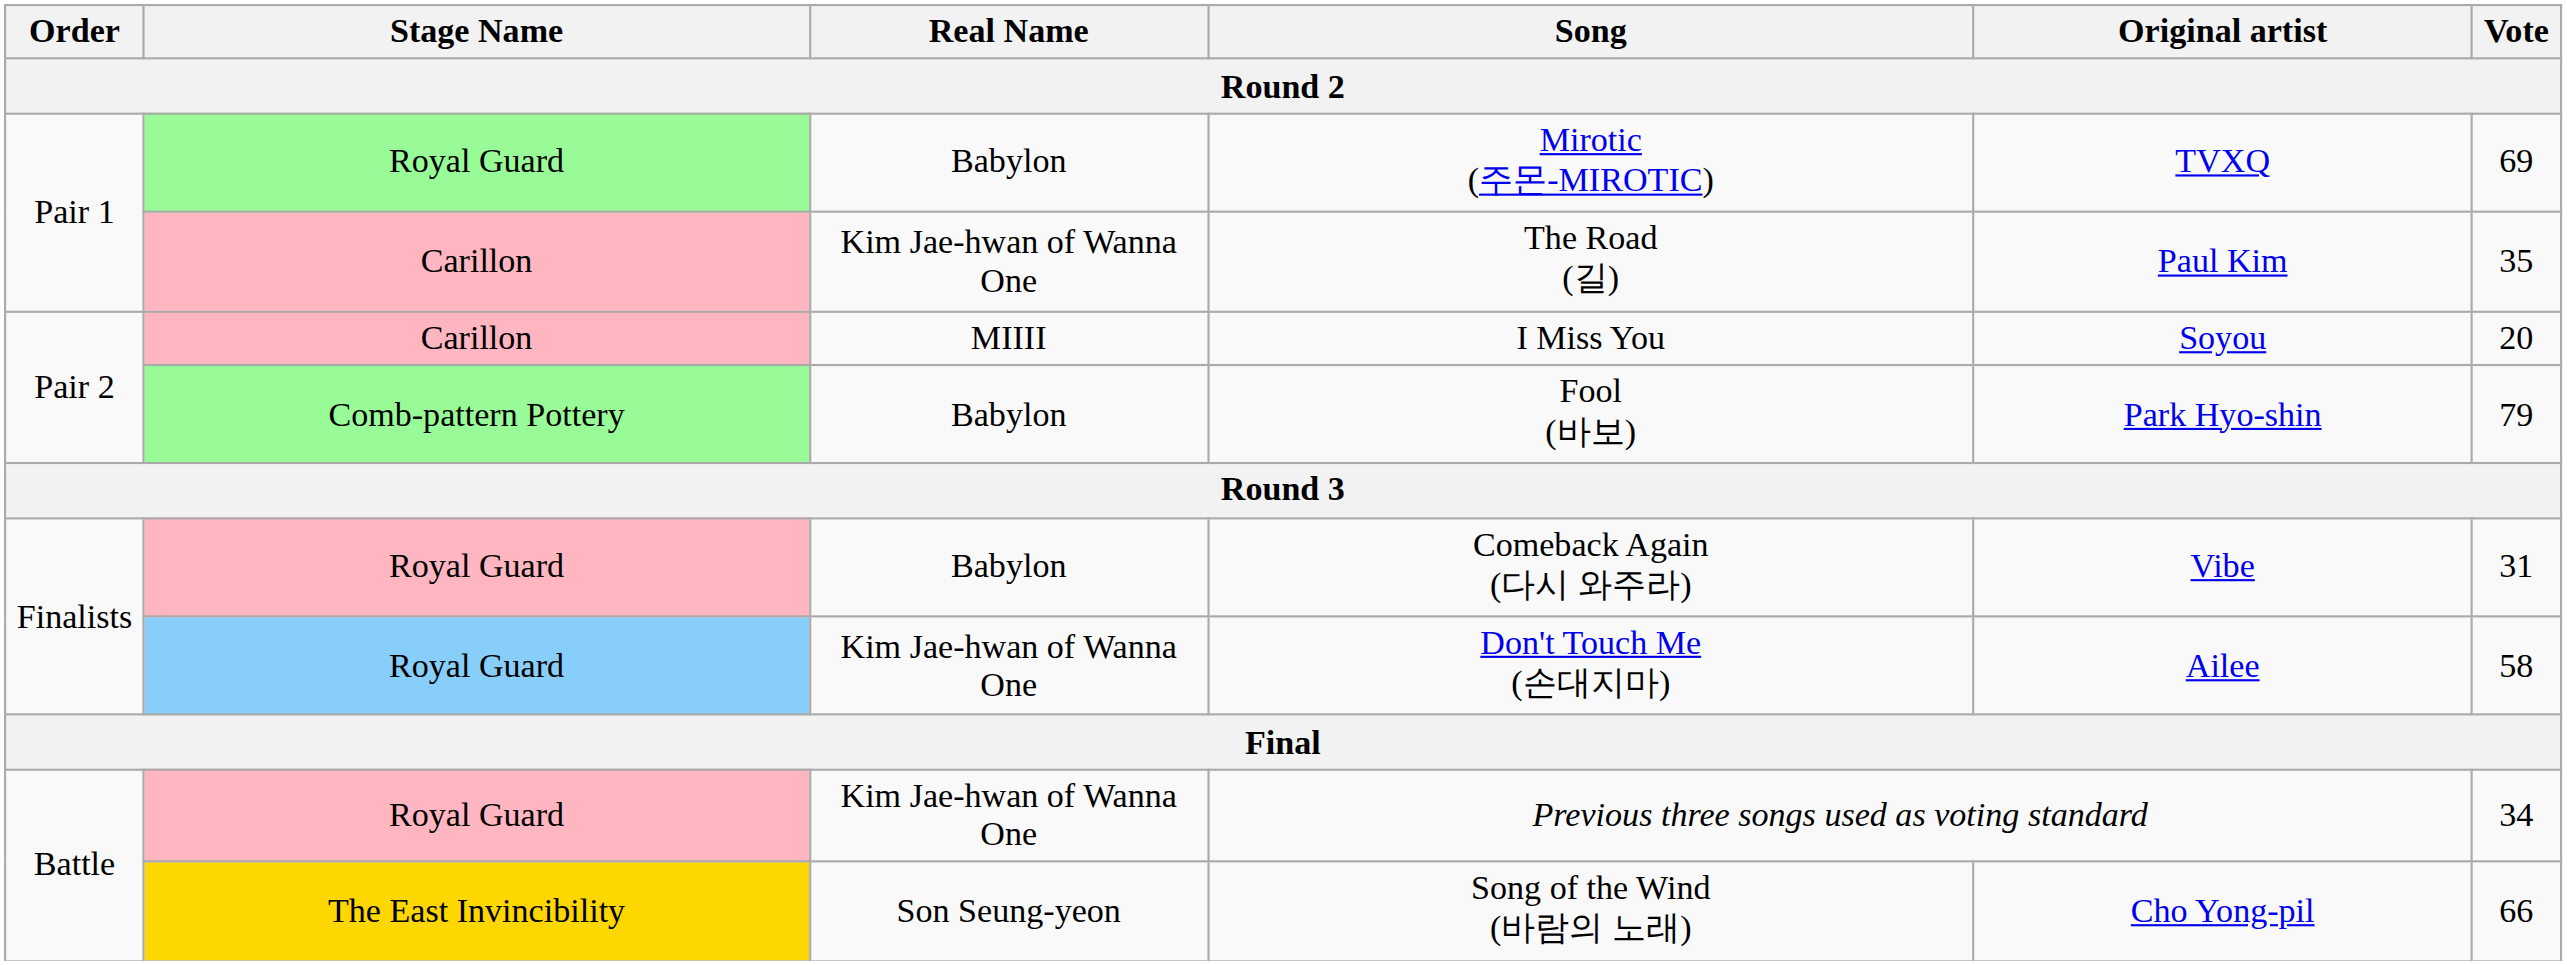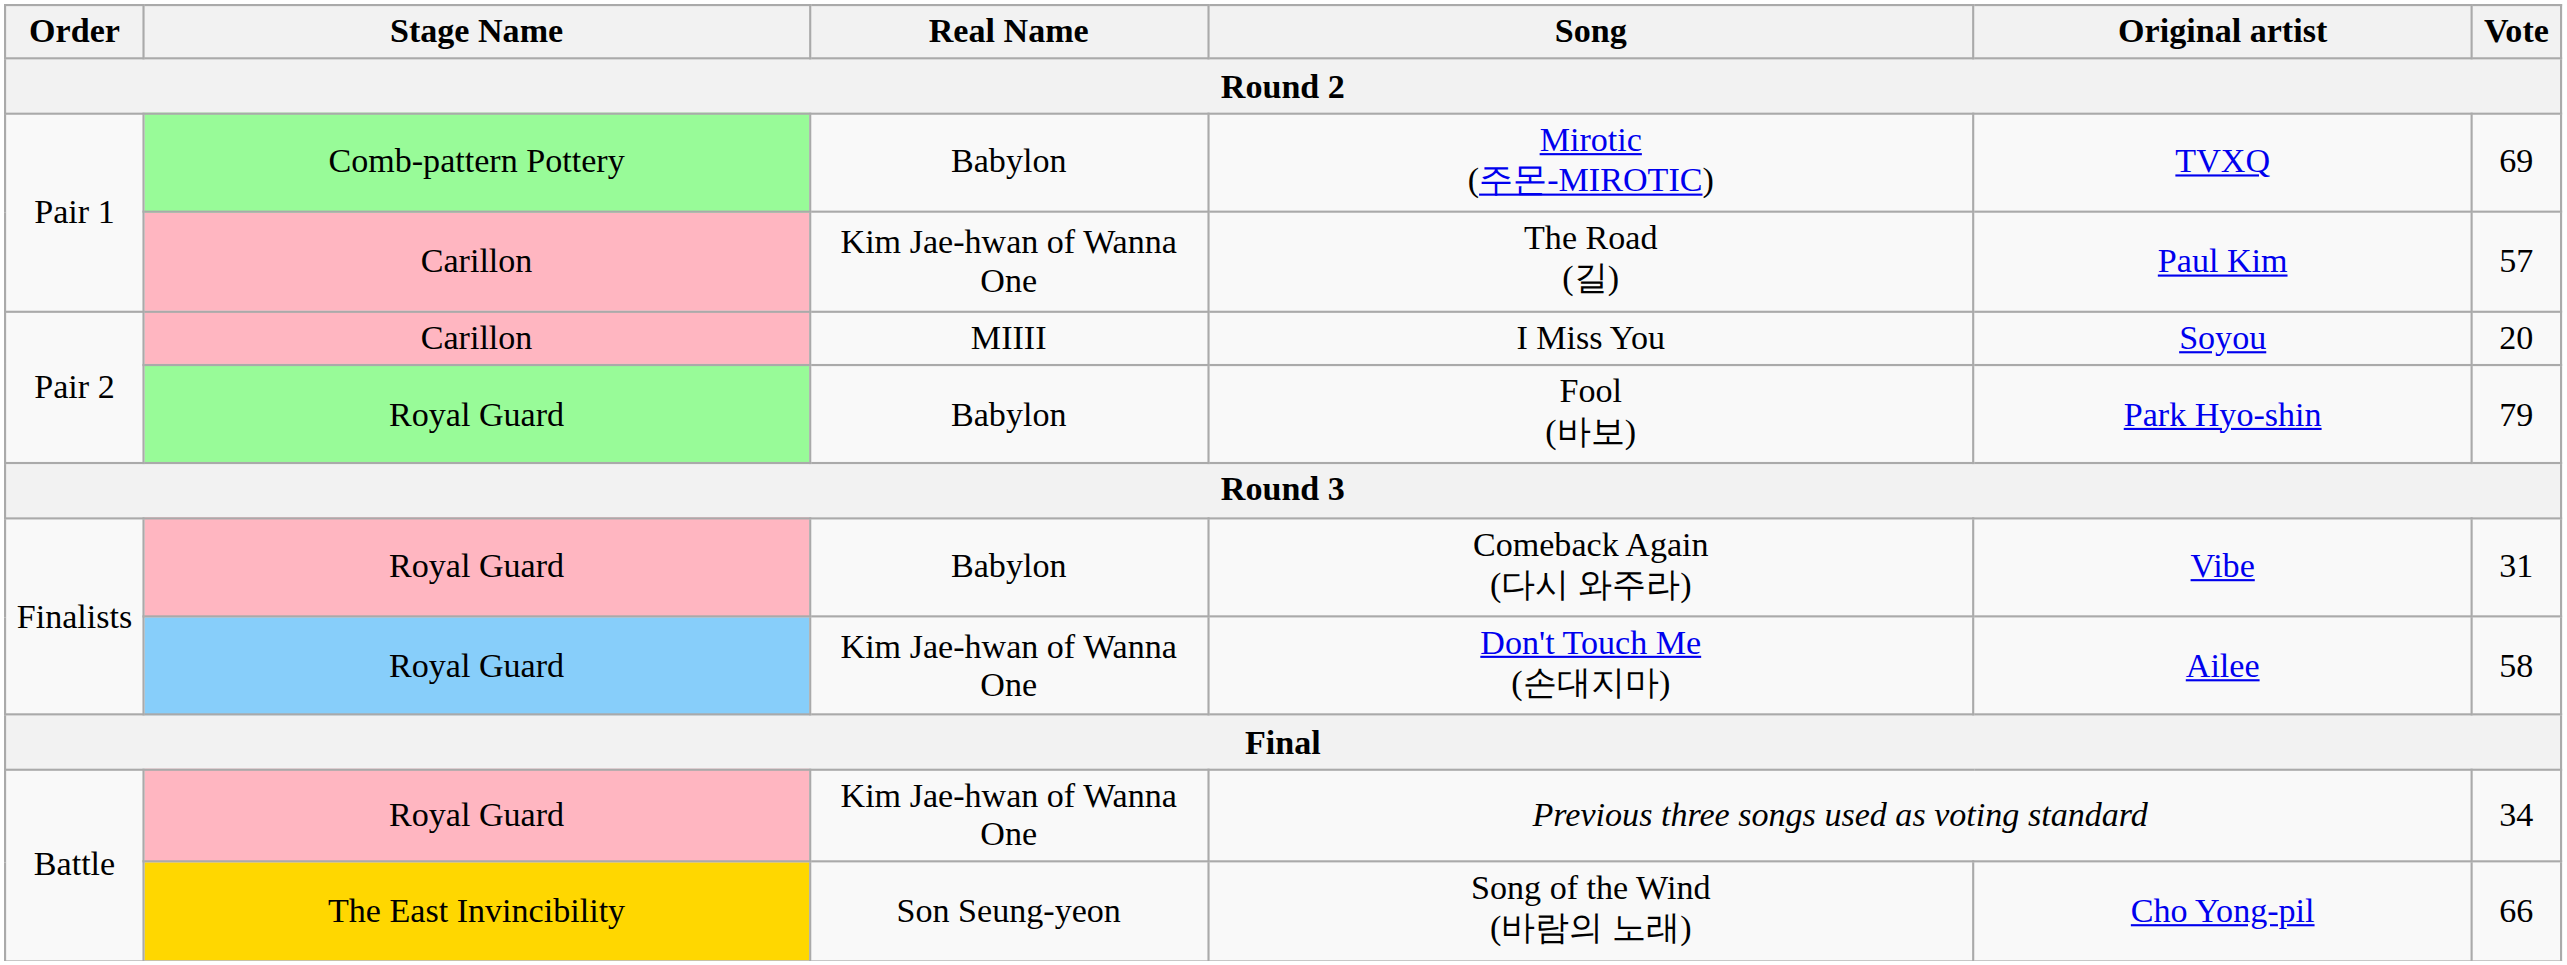(477, 161) Royal Guard -> (477, 161) Comb-pattern Pottery
(2516, 260) 35 -> (2516, 260) 57
(477, 413) Comb-pattern Pottery -> (477, 413) Royal Guard
